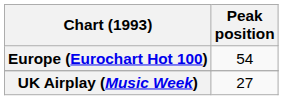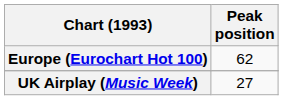(245, 58) 54 -> (245, 58) 62
